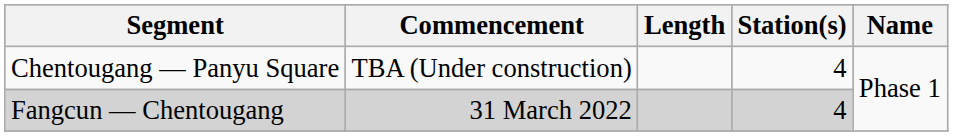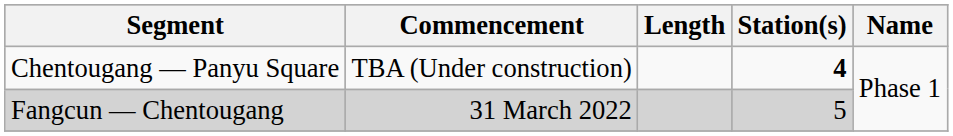(840, 67) normal -> (840, 67) bold
(840, 109) 4 -> (840, 109) 5
